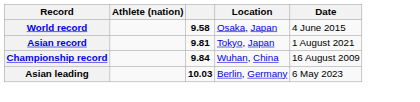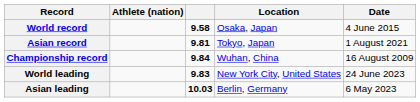+ row: (57, 74)
